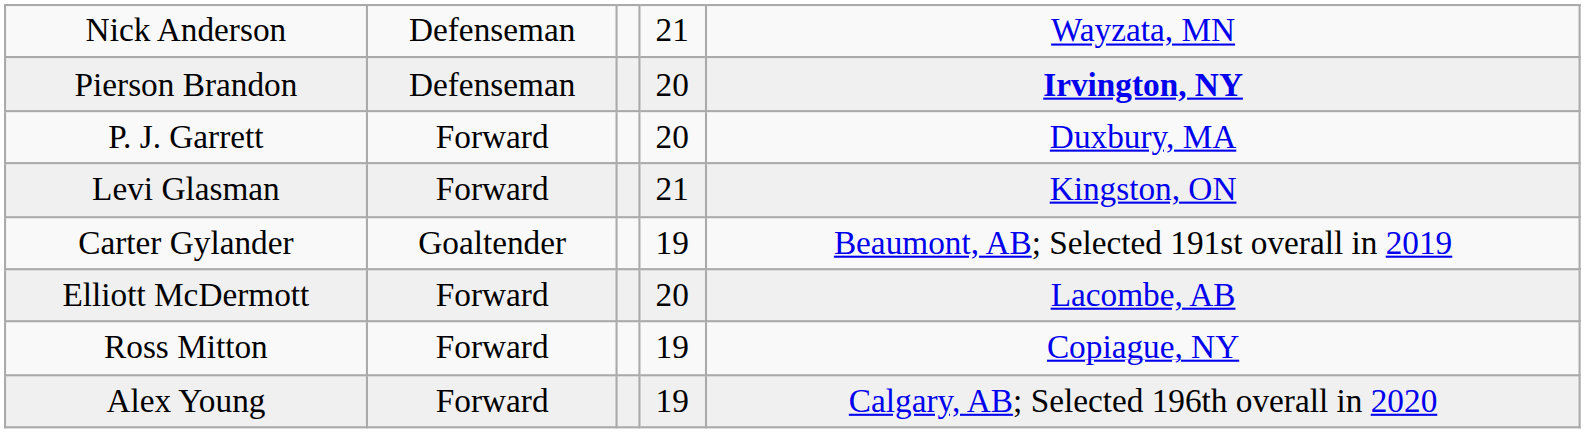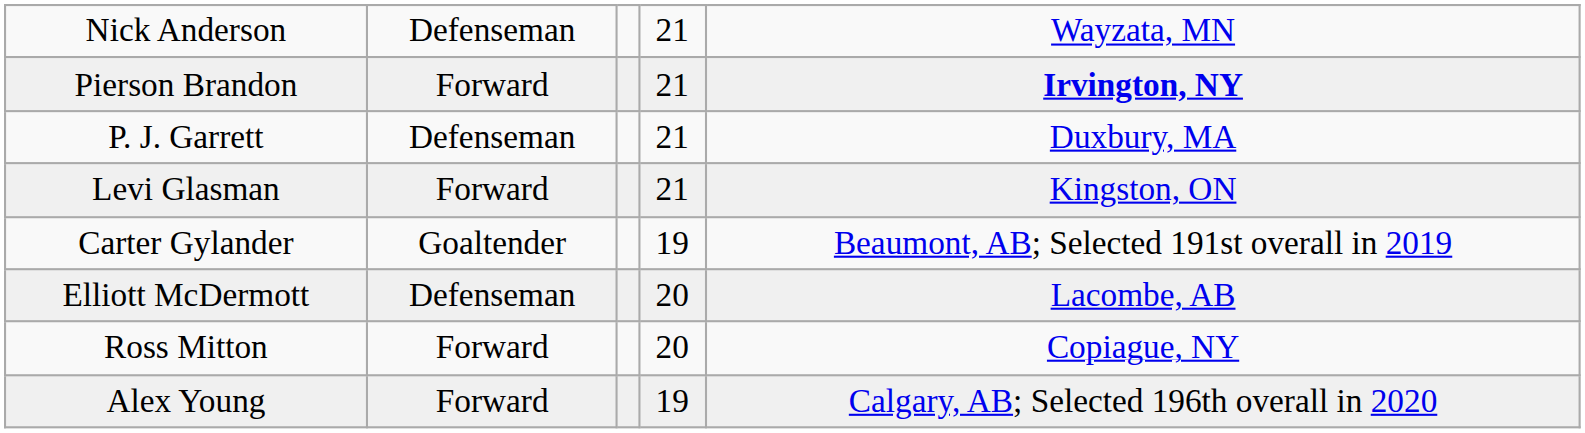(492, 83) Defenseman -> (492, 83) Forward
(672, 83) 20 -> (672, 83) 21
(492, 136) Forward -> (492, 136) Defenseman
(672, 136) 20 -> (672, 136) 21
(492, 294) Forward -> (492, 294) Defenseman
(672, 347) 19 -> (672, 347) 20
